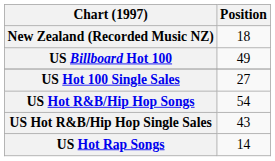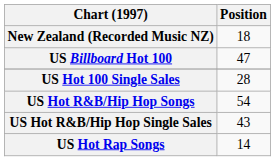(244, 58) 49 -> (244, 58) 47
(244, 79) 27 -> (244, 79) 28
